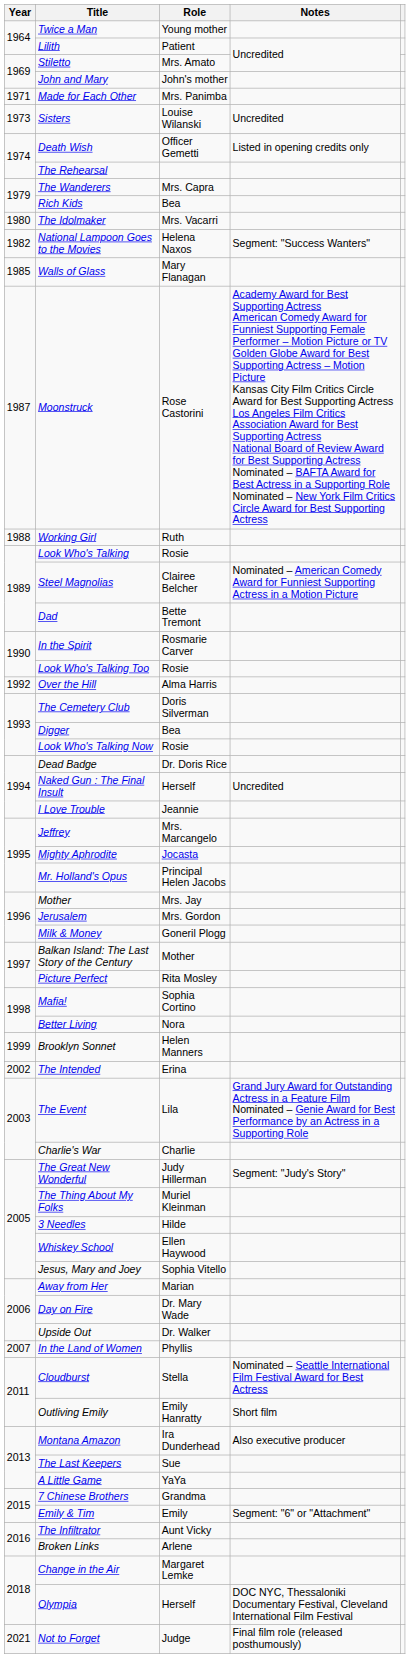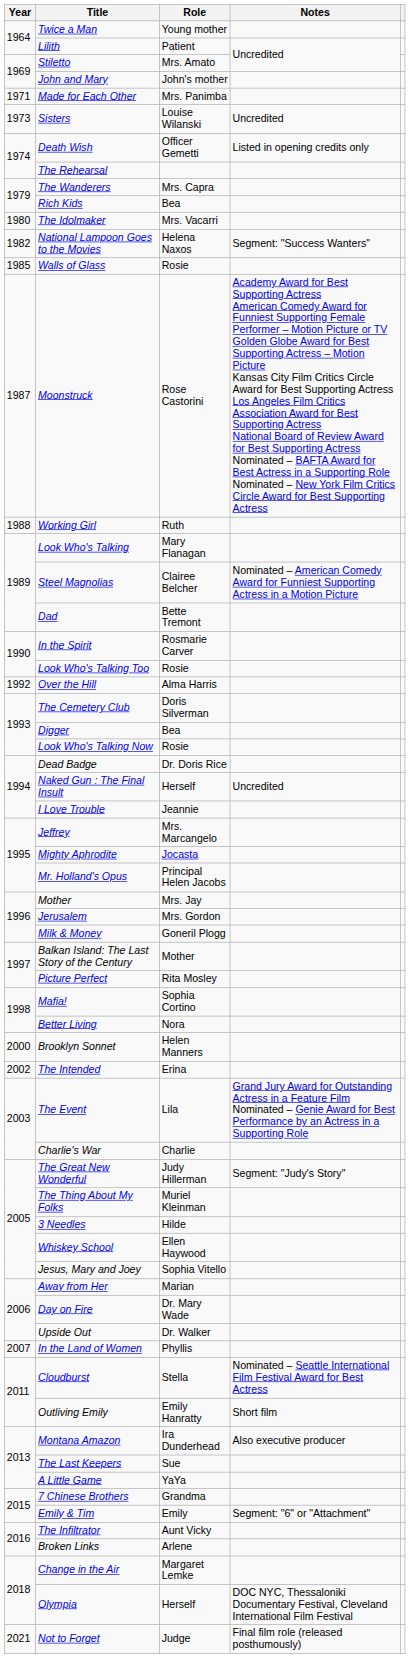(184, 272) Mary Flanagan -> (175, 266) Rosie
(175, 554) Rosie -> (184, 548) Mary Flanagan
(19, 1047) 1999 -> (19, 1047) 2000
